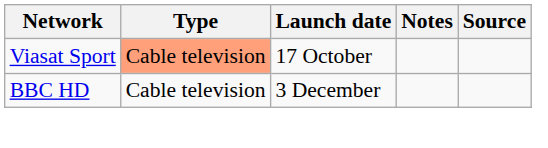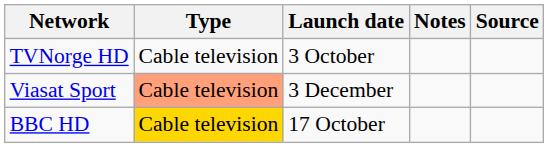+ row: (69, 55)
(324, 55) 17 October -> (341, 90) 3 December
(196, 90) no background -> (208, 124) gold background
(328, 90) 3 December -> (337, 124) 17 October
